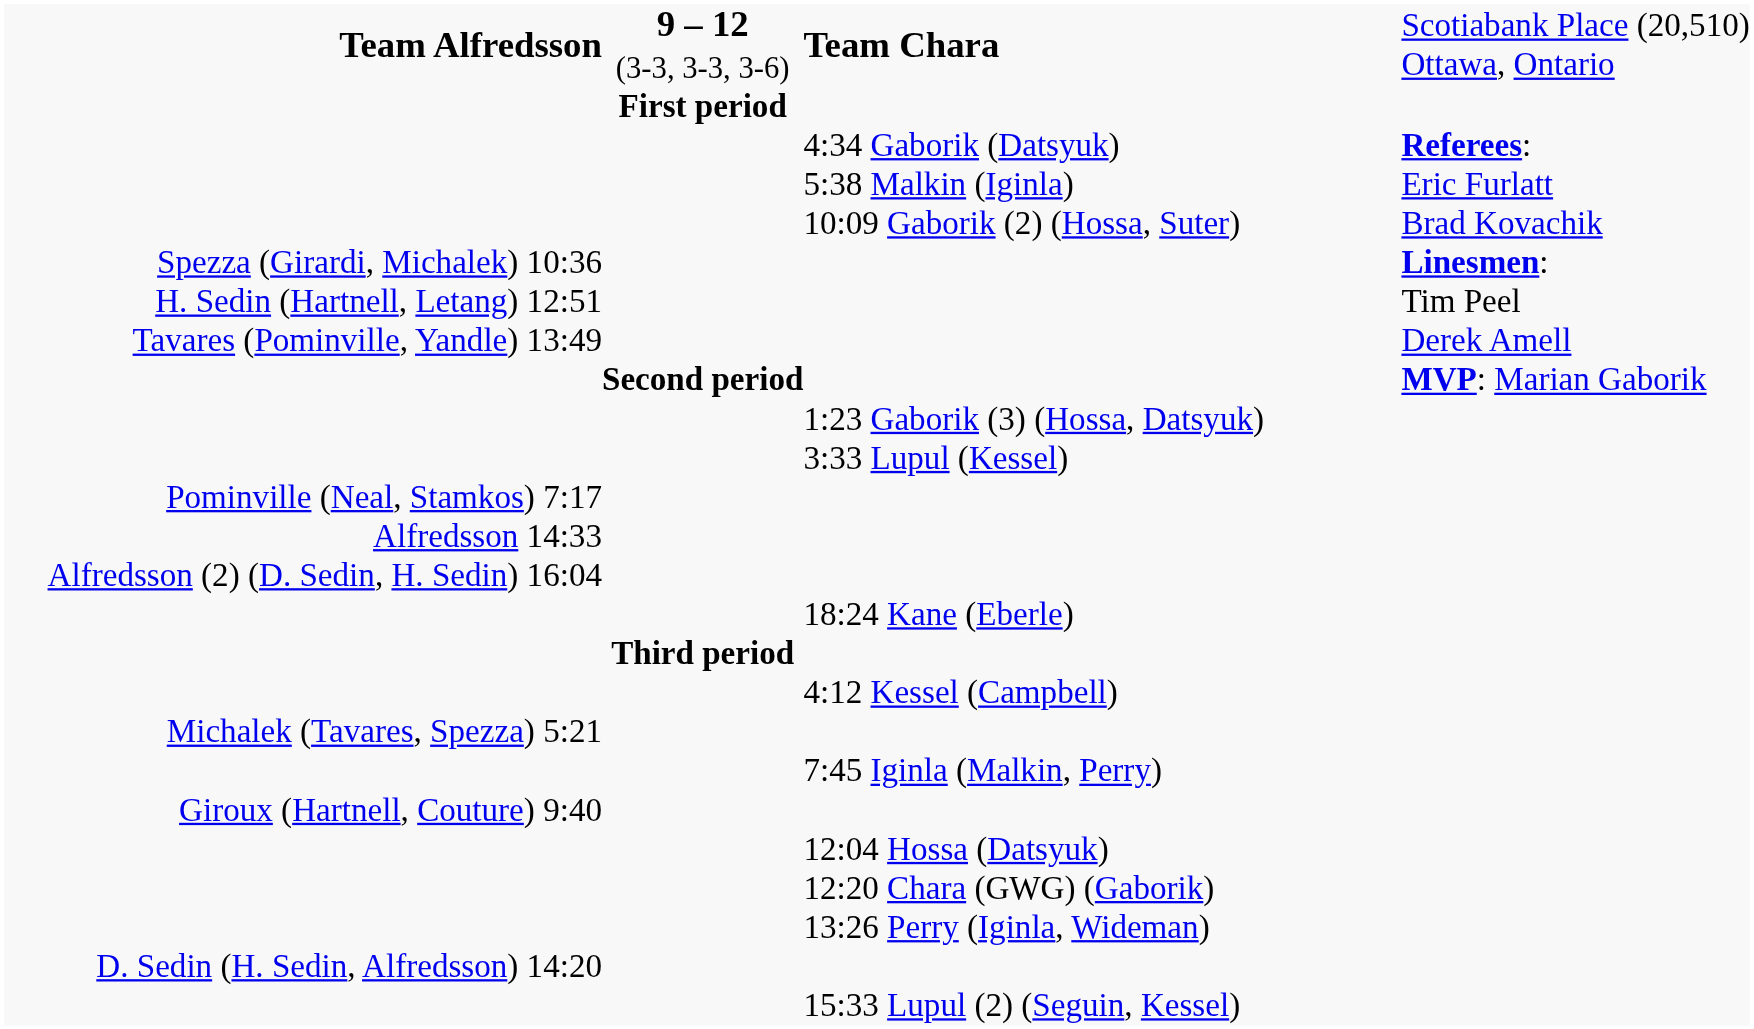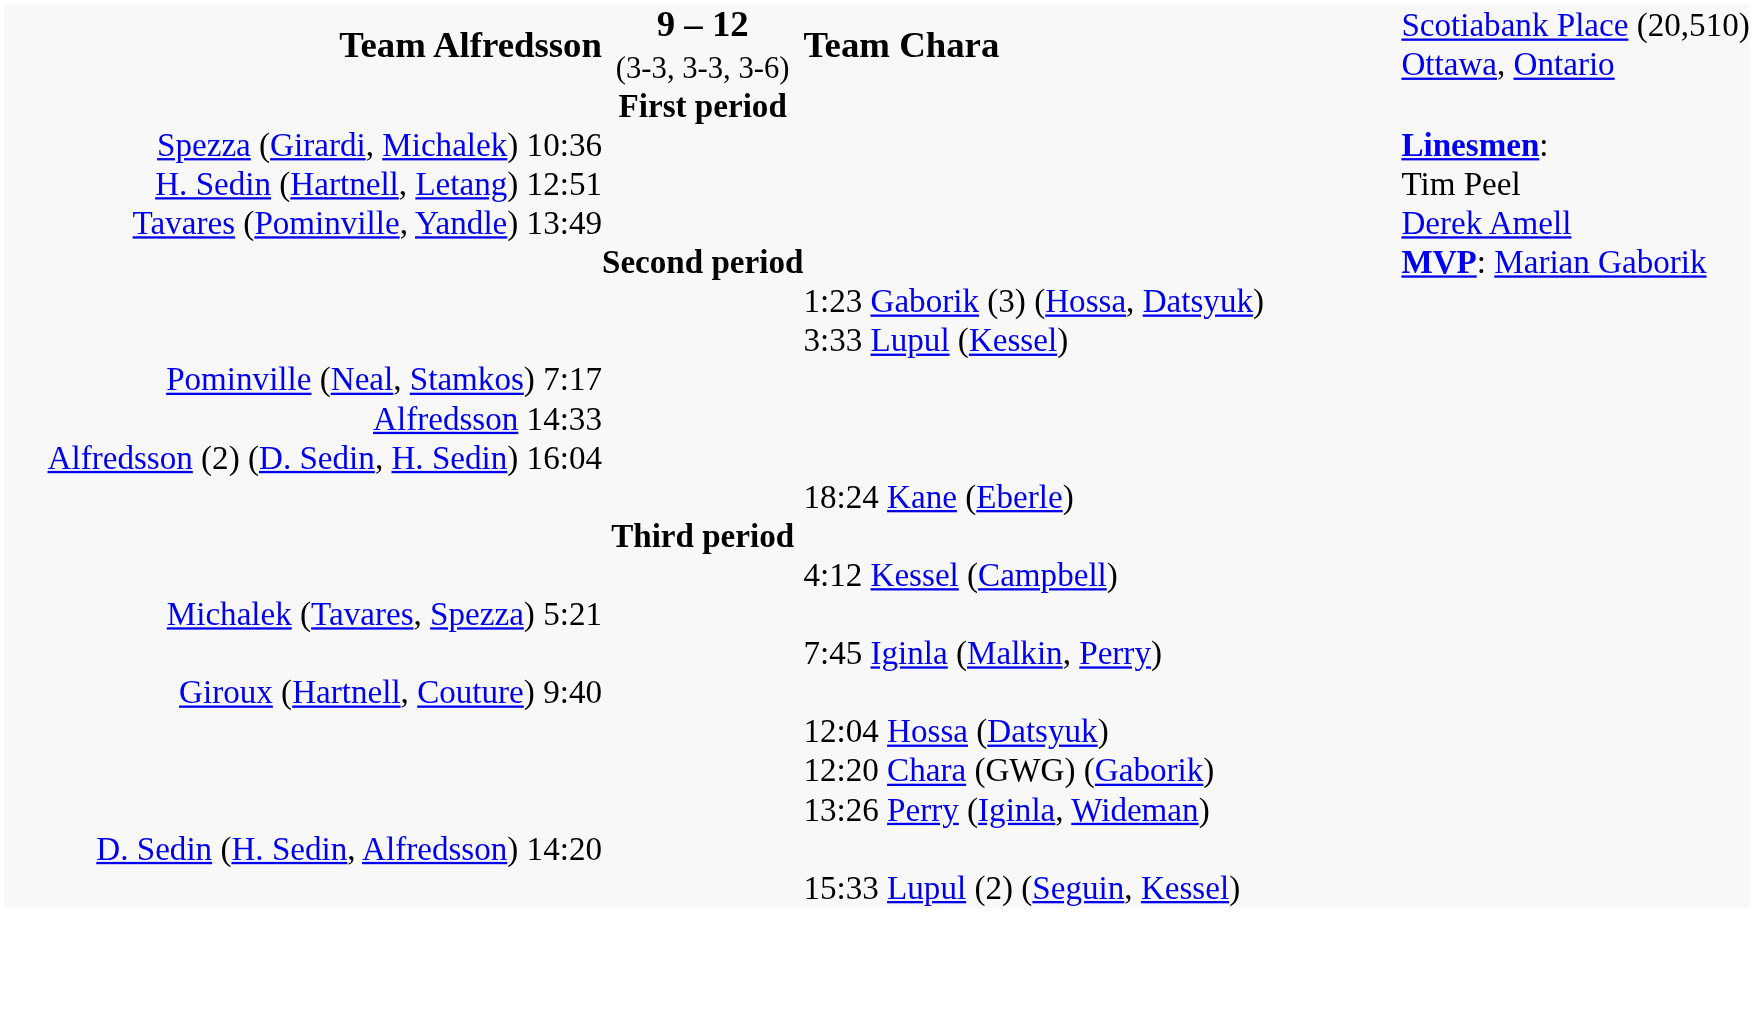- row: (303, 145)
- row: (303, 185)
- row: (303, 224)
